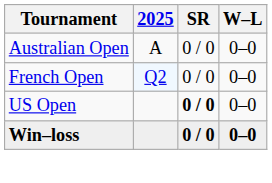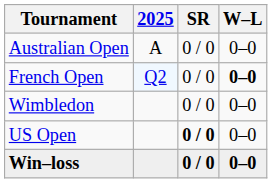(243, 76) normal -> (243, 76) bold
+ row: (51, 105)
